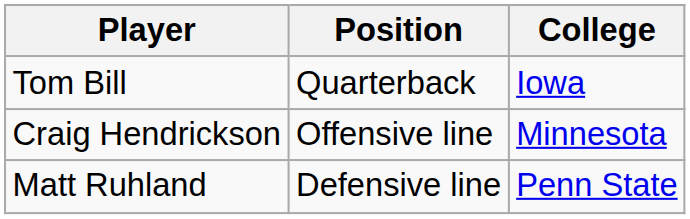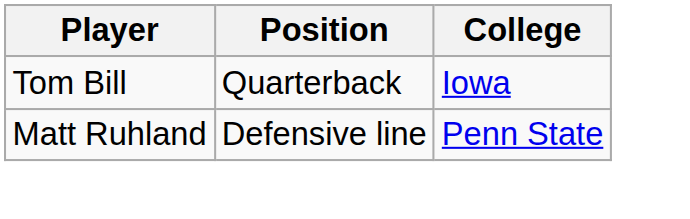- row: (147, 133)
